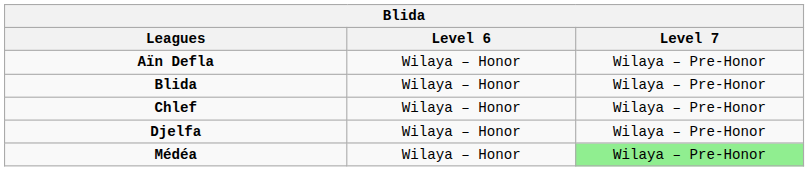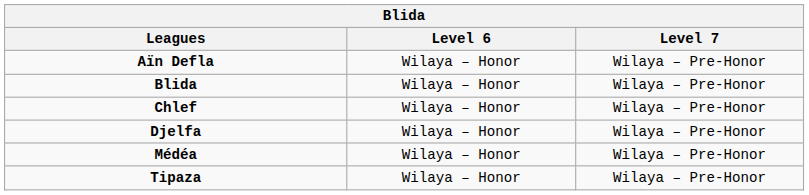(689, 155) lightgreen background -> (689, 155) no background
+ row: (176, 178)
